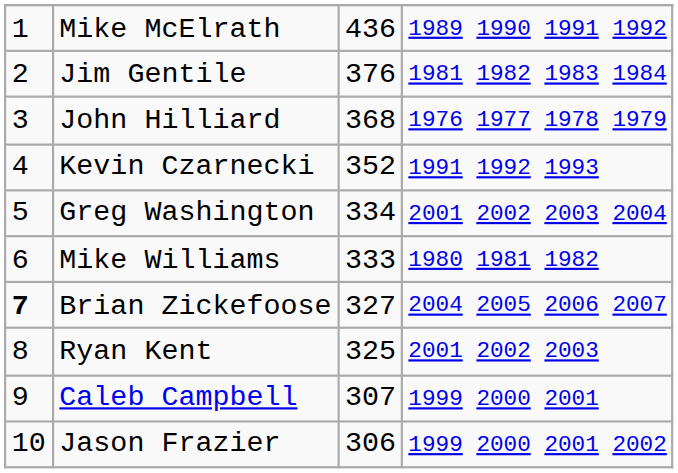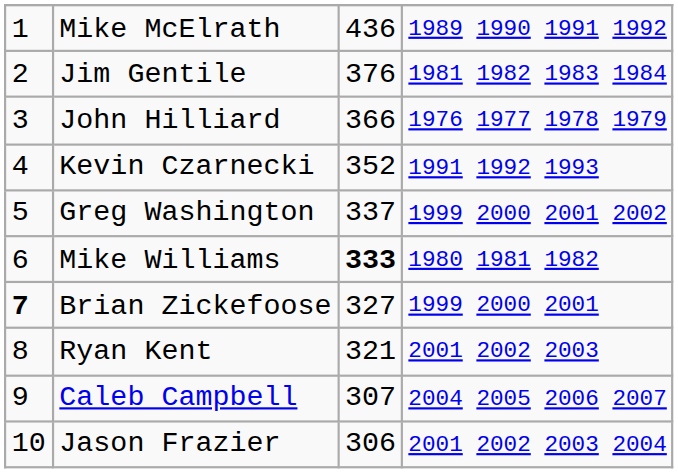(370, 121) 368 -> (370, 121) 366
(370, 213) 334 -> (370, 213) 337
(538, 213) 2001 2002 2003 2004 -> (538, 213) 1999 2000 2001 2002
(370, 259) normal -> (370, 259) bold
(538, 305) 2004 2005 2006 2007 -> (504, 305) 1999 2000 2001
(370, 352) 325 -> (370, 352) 321
(504, 398) 1999 2000 2001 -> (538, 398) 2004 2005 2006 2007
(538, 444) 1999 2000 2001 2002 -> (538, 444) 2001 2002 2003 2004
